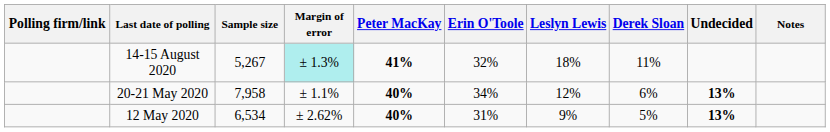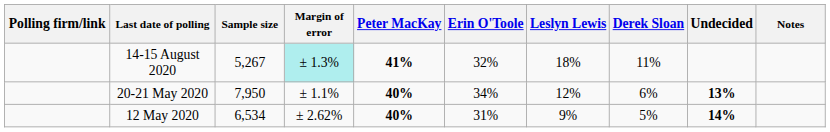(250, 93) 7,958 -> (250, 93) 7,950
(722, 116) 13% -> (722, 116) 14%
